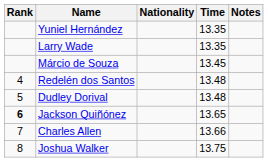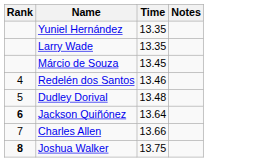- column: (167, 13)
(213, 81) 13.48 -> (153, 81) 13.46
(213, 115) 13.65 -> (153, 115) 13.64
(20, 149) normal -> (20, 149) bold
